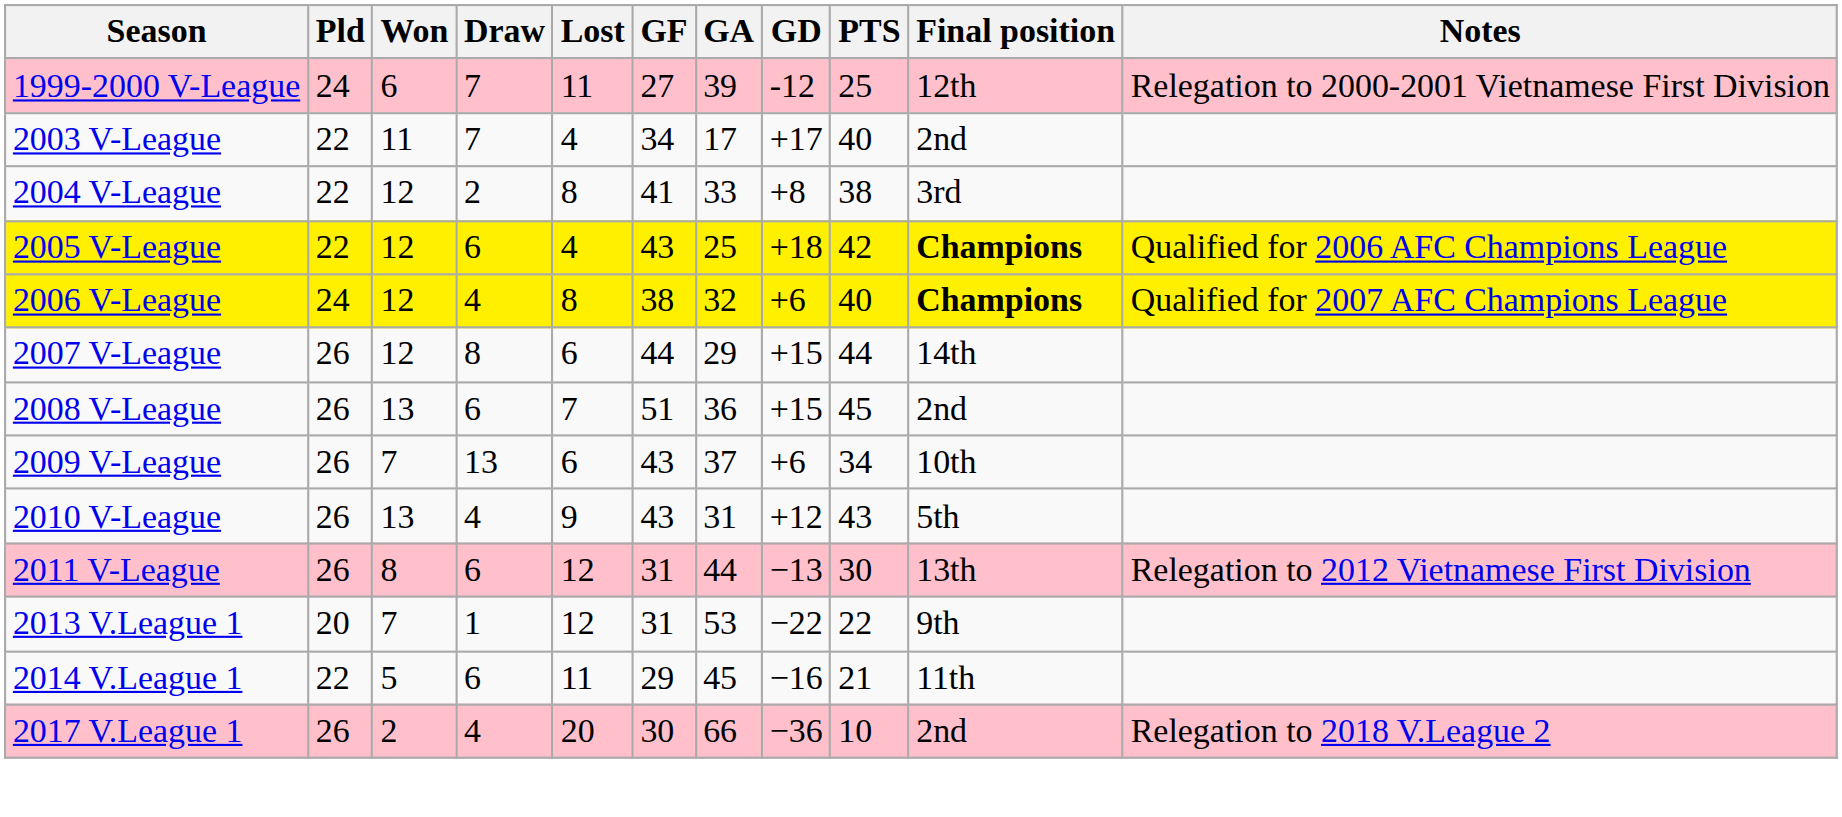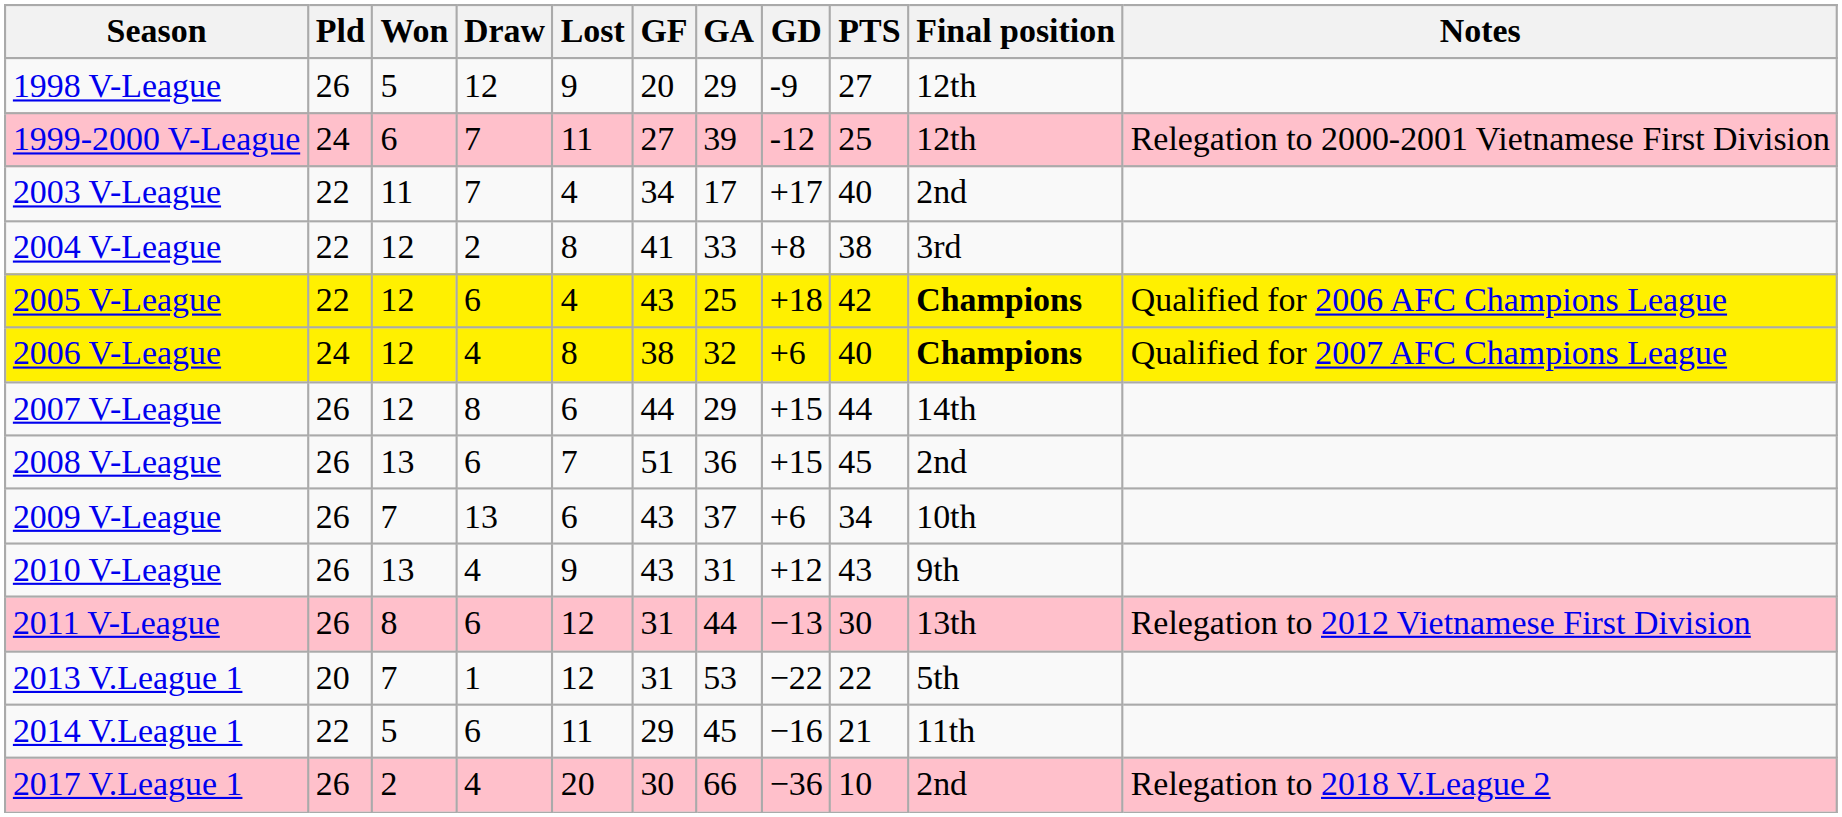+ row: (117, 85)
(938, 515) 5th -> (938, 569) 9th
(938, 623) 9th -> (938, 676) 5th
